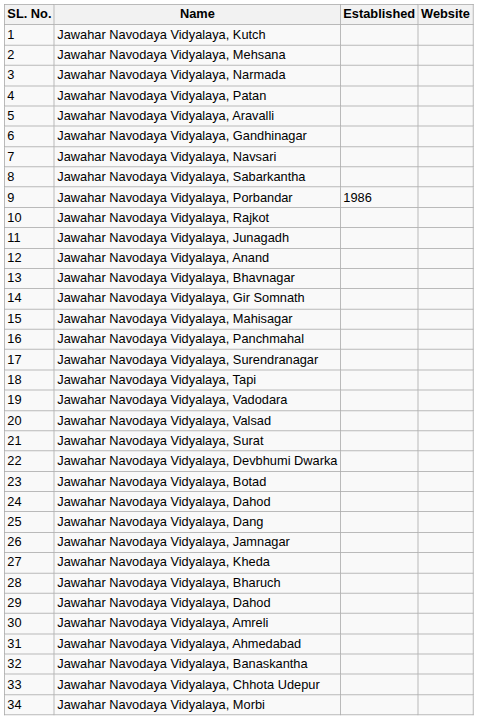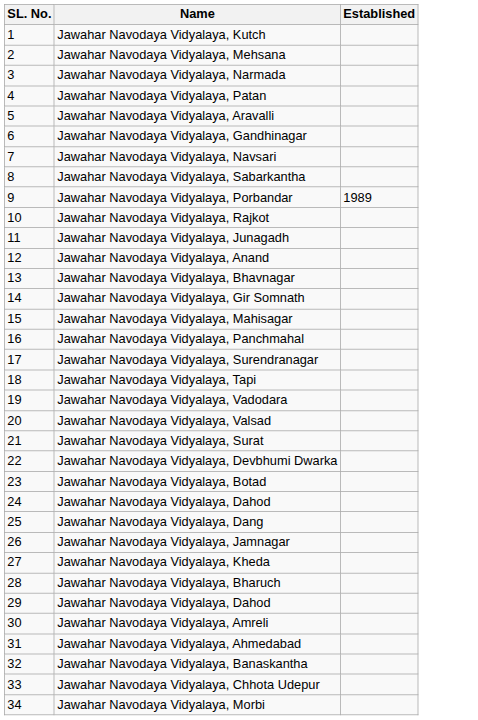- column: (446, 14)
(358, 197) 1986 -> (358, 197) 1989
